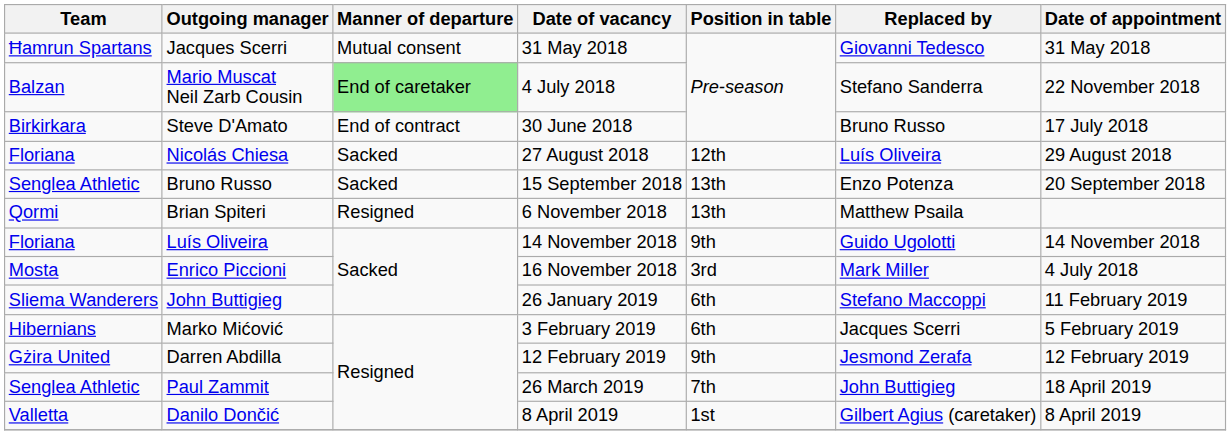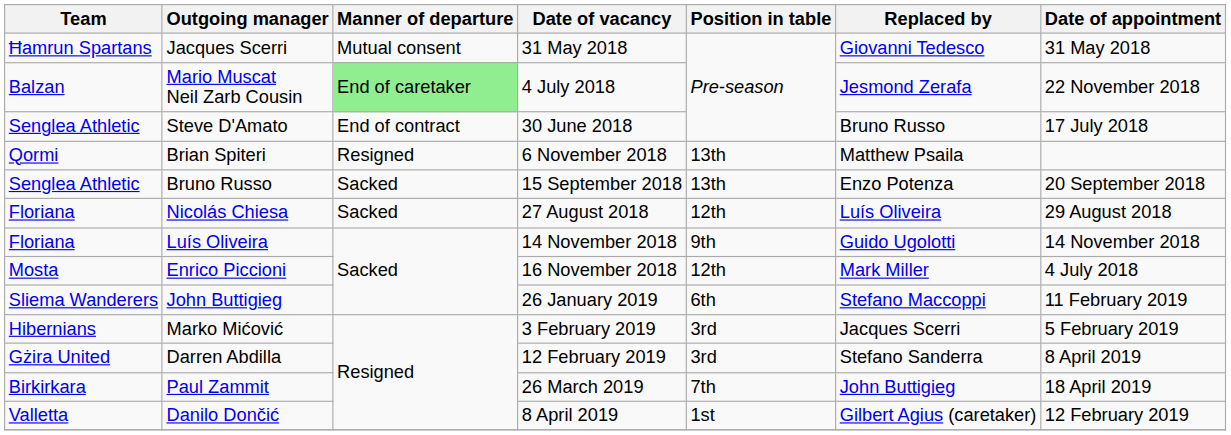(911, 87) Stefano Sanderra -> (906, 87) Jesmond Zerafa
(47, 126) Birkirkara -> (74, 126) Senglea Athletic
rows swapped: (227, 155) <-> (216, 213)
(704, 270) 3rd -> (708, 270) 12th
(703, 328) 6th -> (704, 328) 3rd
(703, 357) 9th -> (704, 357) 3rd
(906, 357) Jesmond Zerafa -> (911, 357) Stefano Sanderra
(1117, 357) 12 February 2019 -> (1093, 357) 8 April 2019
(74, 386) Senglea Athletic -> (47, 386) Birkirkara
(1093, 415) 8 April 2019 -> (1117, 415) 12 February 2019
